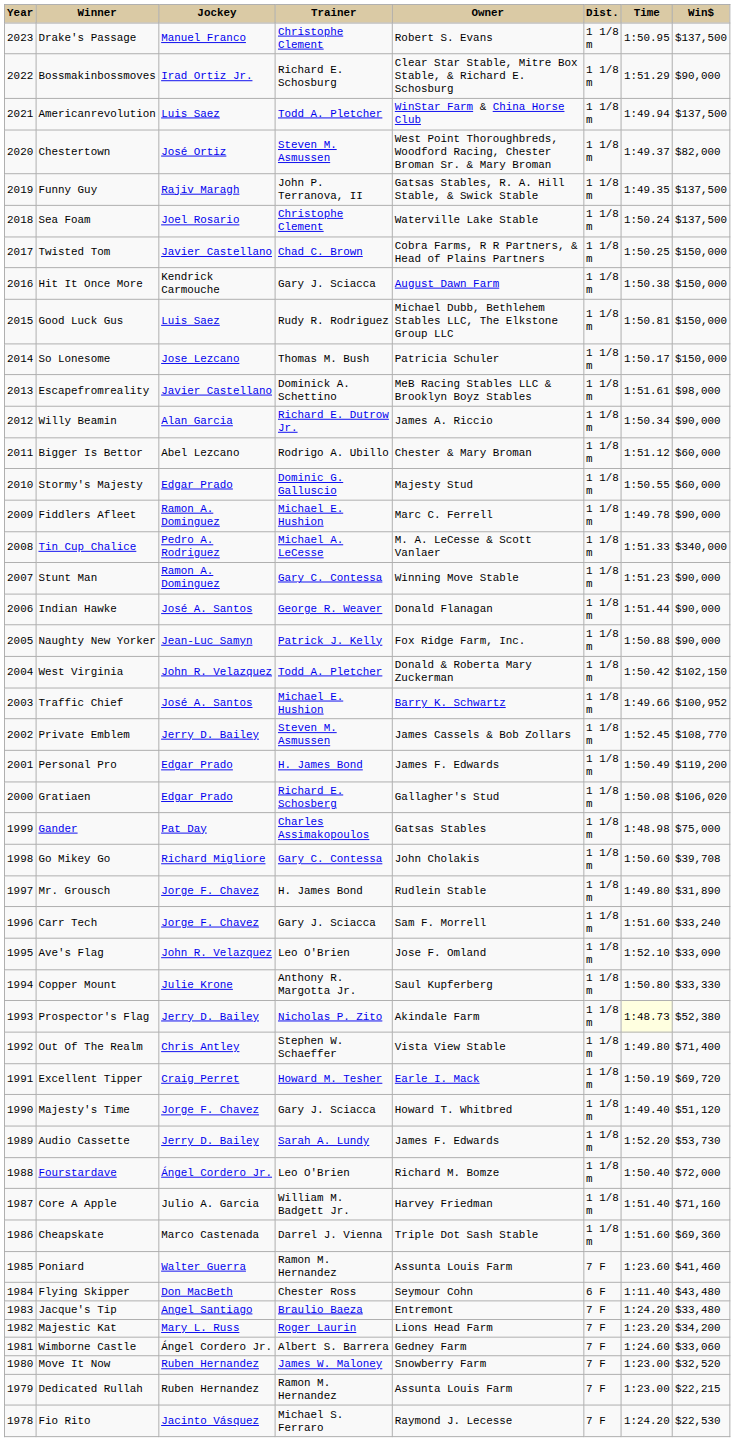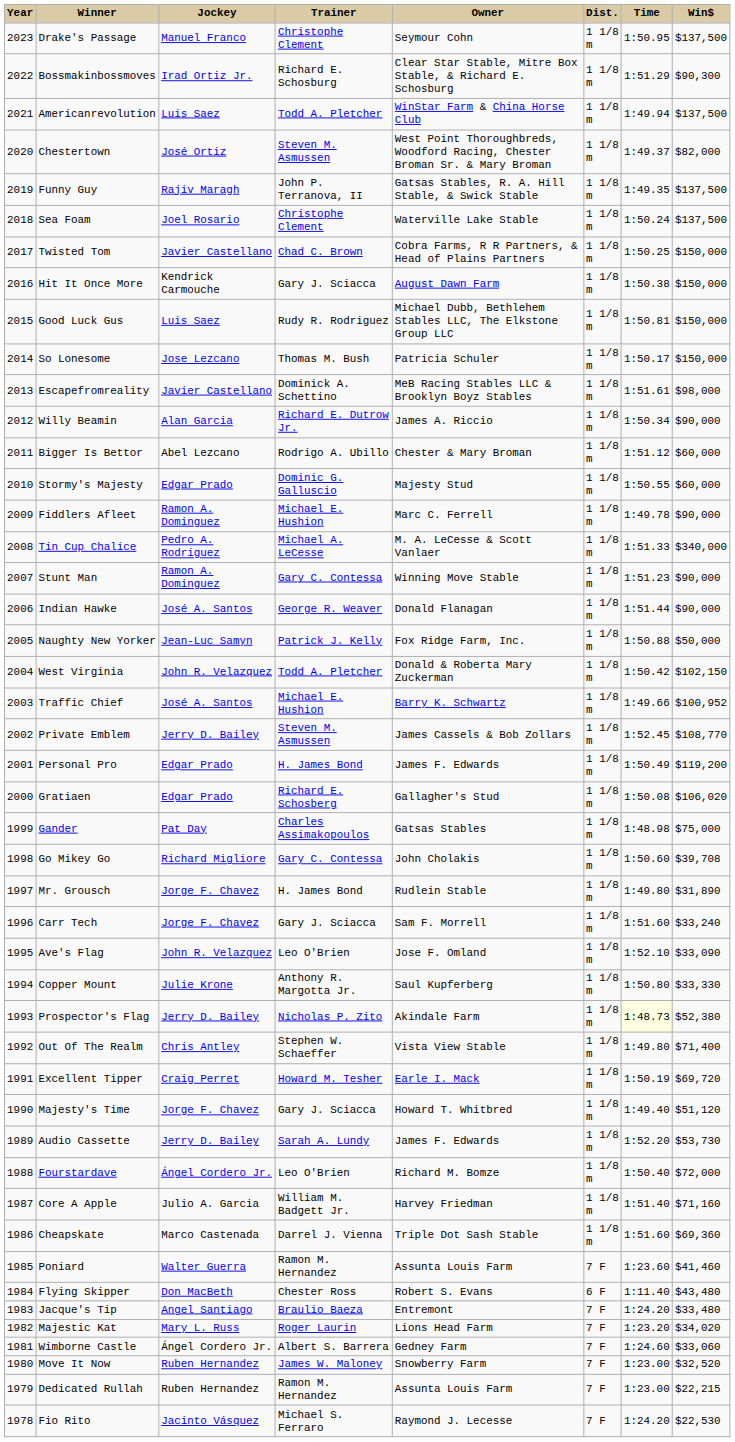(444, 38) Robert S. Evans -> (434, 38) Seymour Cohn
(698, 76) $90,000 -> (698, 76) $90,300
(698, 641) $90,000 -> (698, 641) $50,000
(434, 1291) Seymour Cohn -> (444, 1291) Robert S. Evans
(698, 1328) $34,200 -> (698, 1328) $34,020
